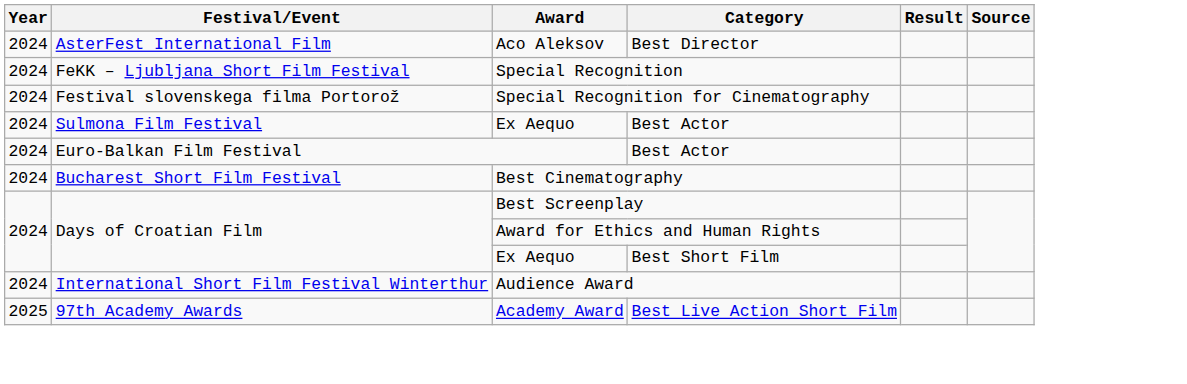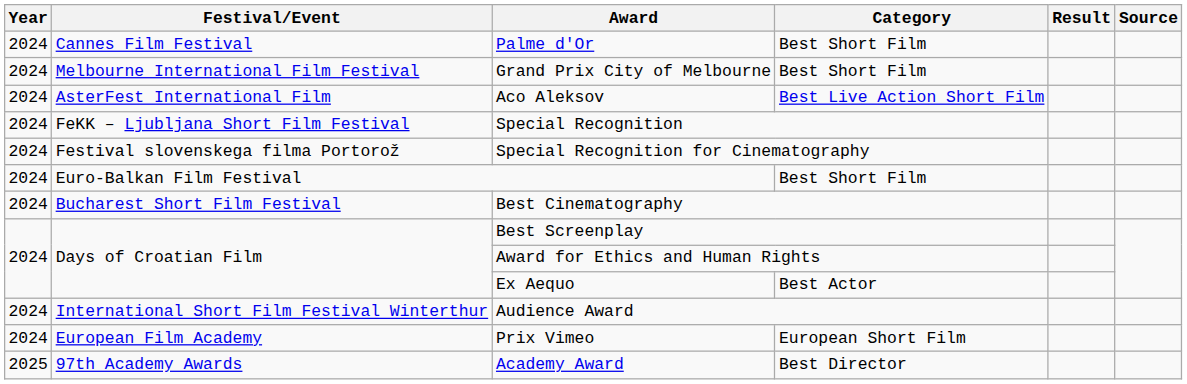+ row: (154, 45)
+ row: (238, 71)
(695, 45) Best Director -> (912, 98) Best Live Action Short Film
- row: (159, 125)
(681, 151) Best Actor -> (853, 178) Best Short Film
(705, 258) Best Short Film -> (828, 285) Best Actor
+ row: (159, 338)
(764, 312) Best Live Action Short Film -> (843, 365) Best Director
